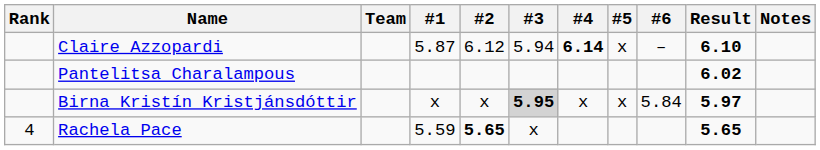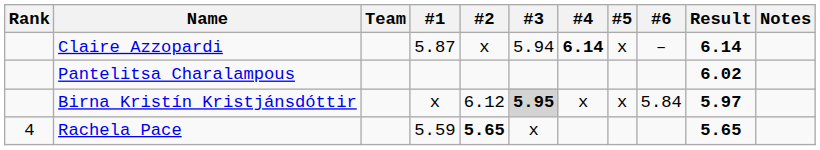(484, 47) 6.12 -> (484, 47) x
(721, 47) 6.10 -> (721, 47) 6.14
(484, 103) x -> (484, 103) 6.12
